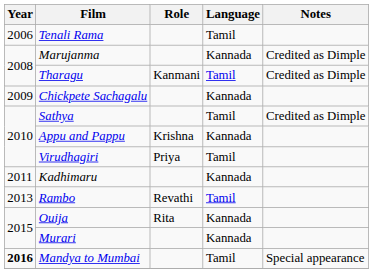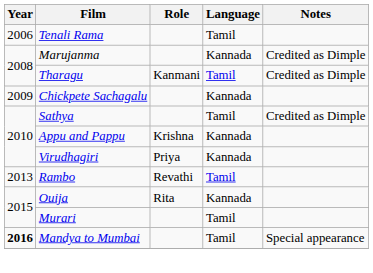(221, 156) Tamil -> (229, 156) Kannada
- row: (68, 177)
(229, 237) Kannada -> (221, 217) Tamil
